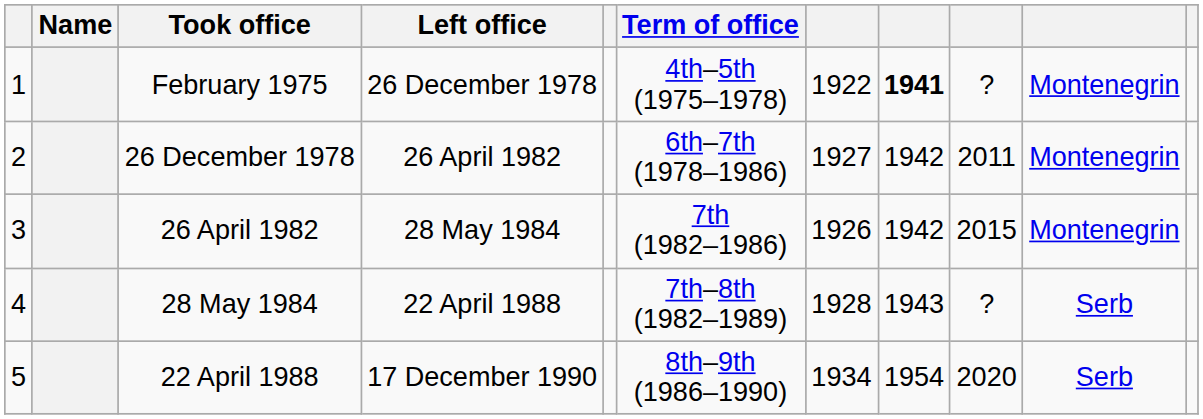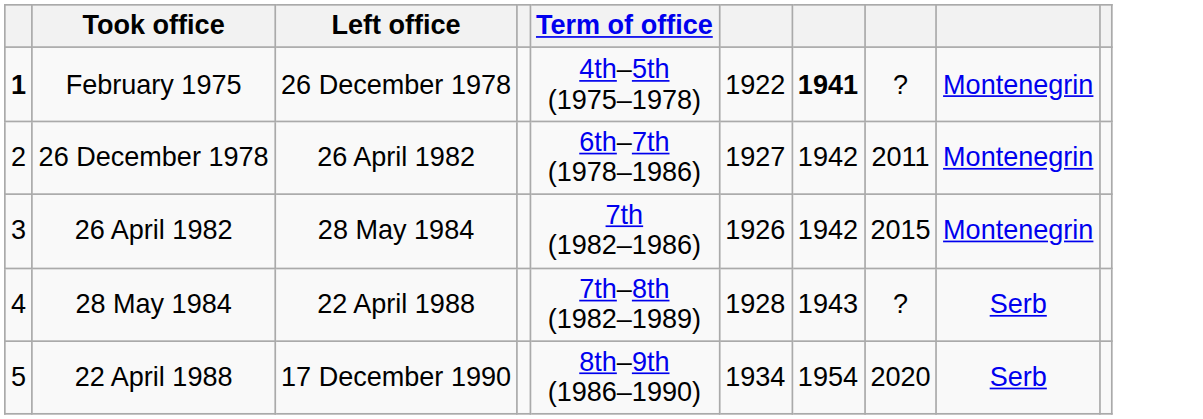- column: (75, 25)
(19, 84) normal -> (19, 84) bold
